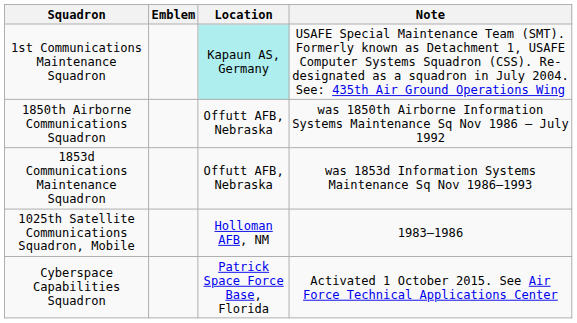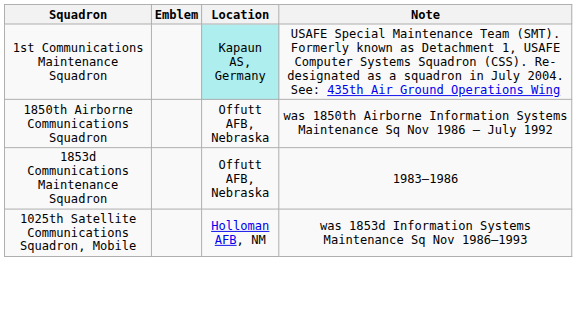(430, 178) was 1853d Information Systems Maintenance Sq Nov 1986–1993 -> (426, 178) 1983–1986
(430, 233) 1983–1986 -> (426, 233) was 1853d Information Systems Maintenance Sq Nov 1986–1993
- row: (77, 287)
